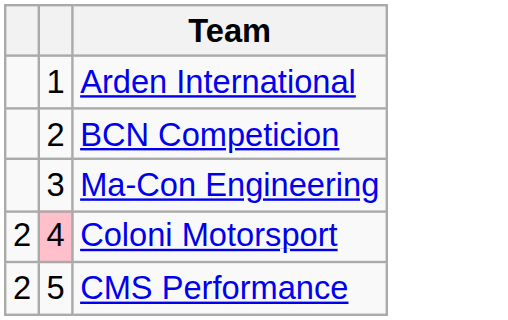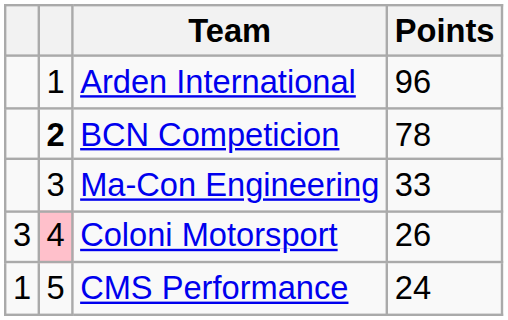+ column: (445, 31)
(56, 133) normal -> (56, 133) bold
(22, 236) 2 -> (22, 236) 3
(22, 288) 2 -> (22, 288) 1
